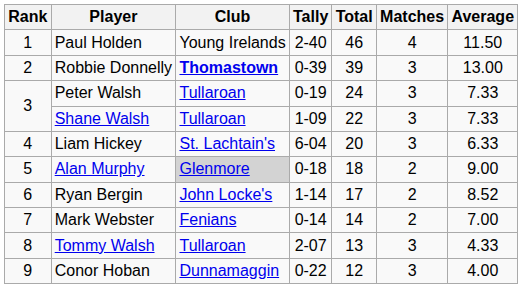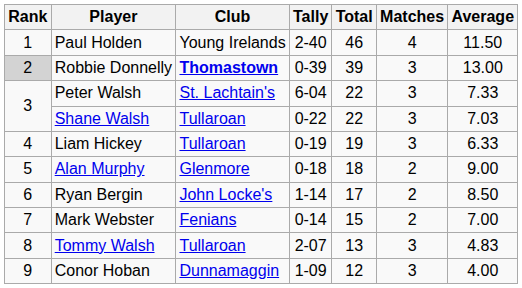(28, 67) no background -> (28, 67) lightgrey background
(213, 93) Tullaroan -> (227, 93) St. Lachtain's
(311, 93) 0-19 -> (311, 93) 6-04
(354, 93) 24 -> (354, 93) 22
(311, 118) 1-09 -> (311, 118) 0-22
(483, 118) 7.33 -> (483, 118) 7.03
(227, 144) St. Lachtain's -> (213, 144) Tullaroan
(311, 144) 6-04 -> (311, 144) 0-19
(354, 144) 20 -> (354, 144) 19
(215, 169) lightgrey background -> (215, 169) no background
(483, 194) 8.52 -> (483, 194) 8.50
(354, 220) 14 -> (354, 220) 15
(483, 245) 4.33 -> (483, 245) 4.83
(311, 270) 0-22 -> (311, 270) 1-09
